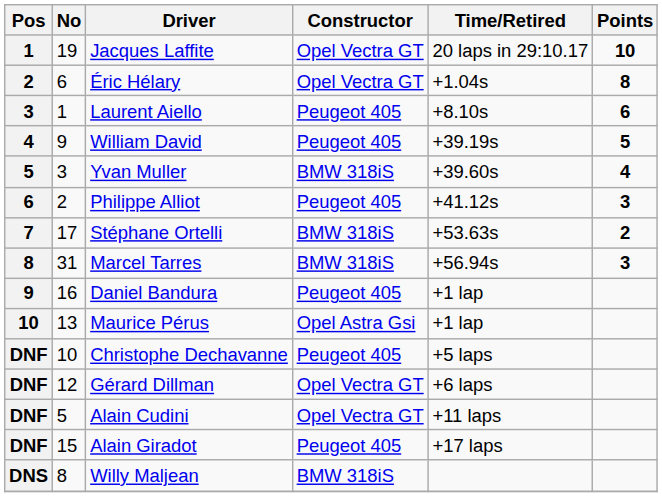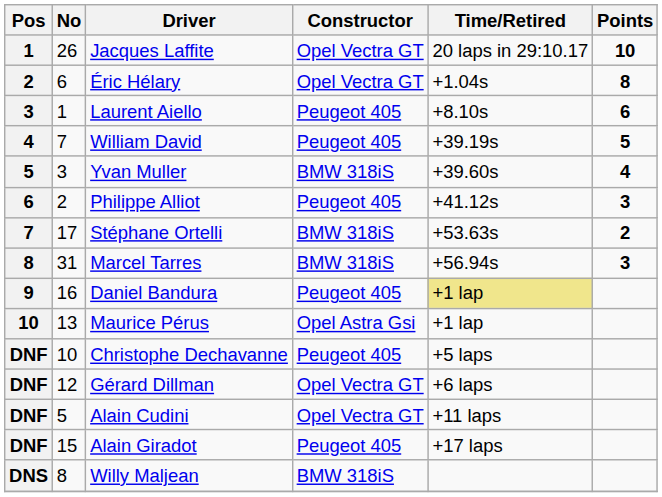(67, 50) 19 -> (67, 50) 26
(62, 141) 9 -> (62, 141) 7
(458, 293) no background -> (458, 293) khaki background
